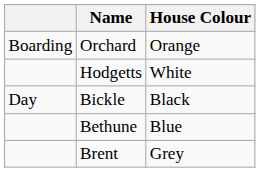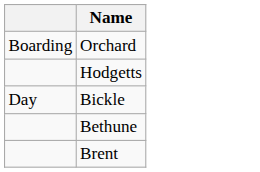- column: (200, 18)
